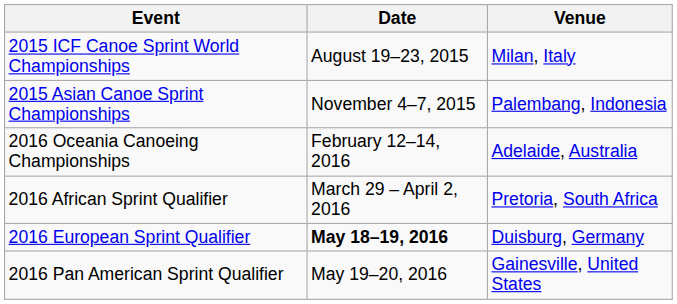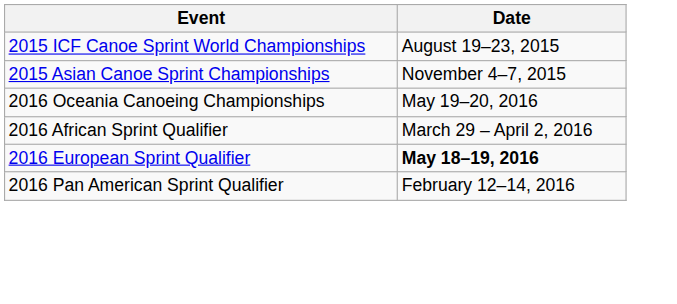- column: (580, 18)
(376, 151) February 12–14, 2016 -> (470, 102) May 19–20, 2016
(379, 275) May 19–20, 2016 -> (488, 185) February 12–14, 2016
